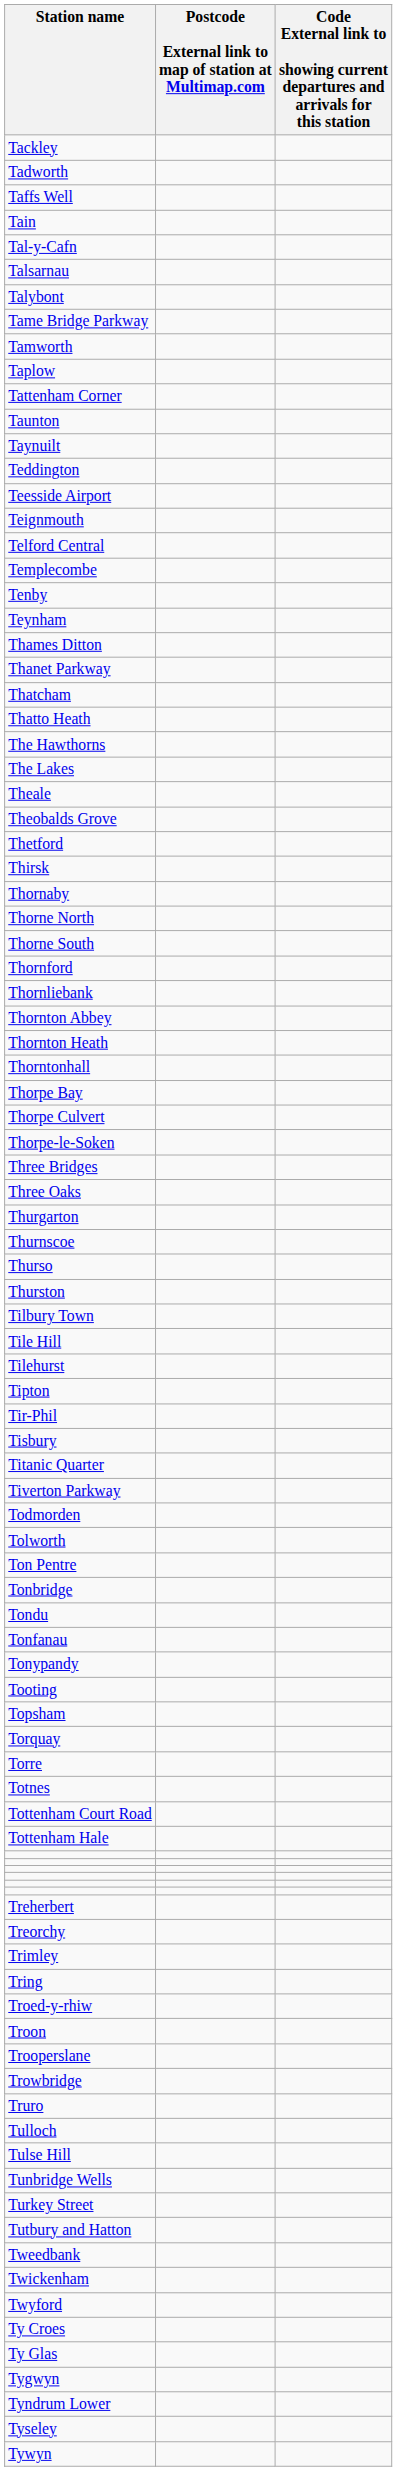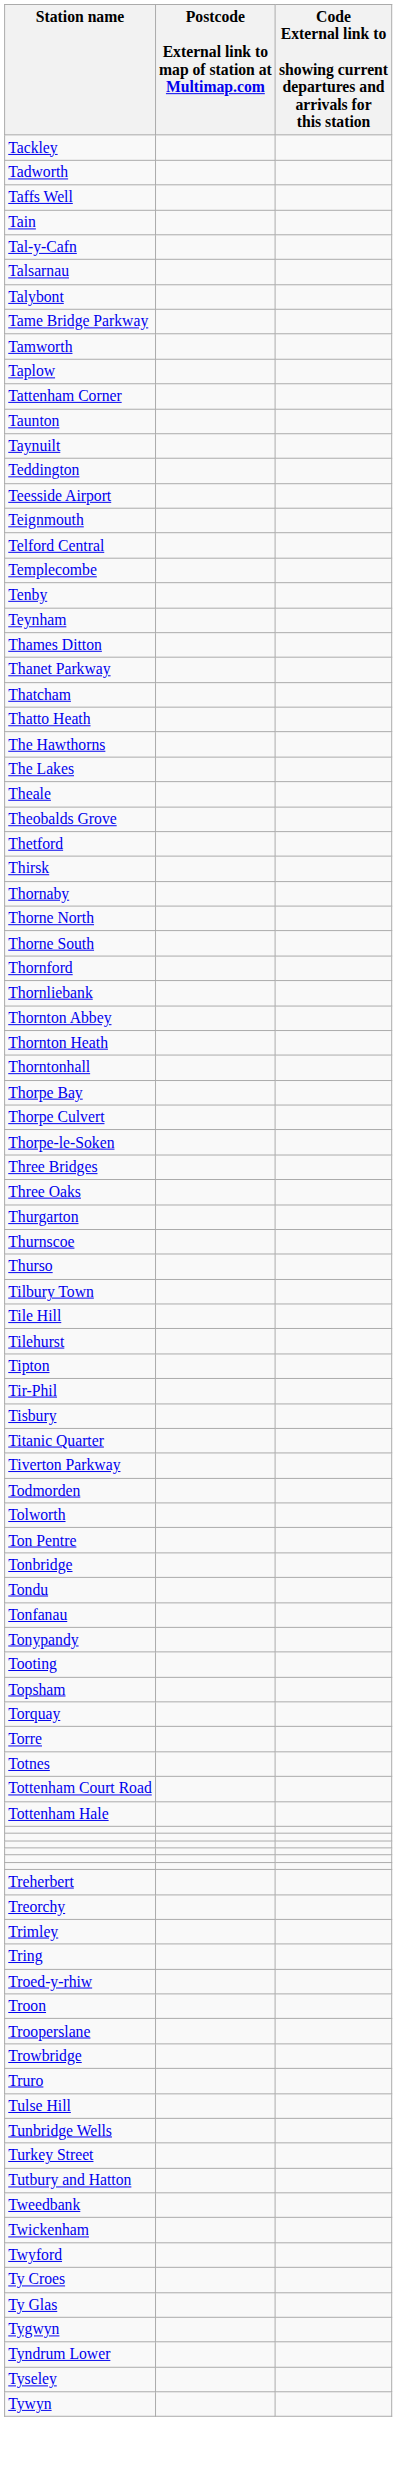- row: (37, 1291)
- row: (32, 2130)
